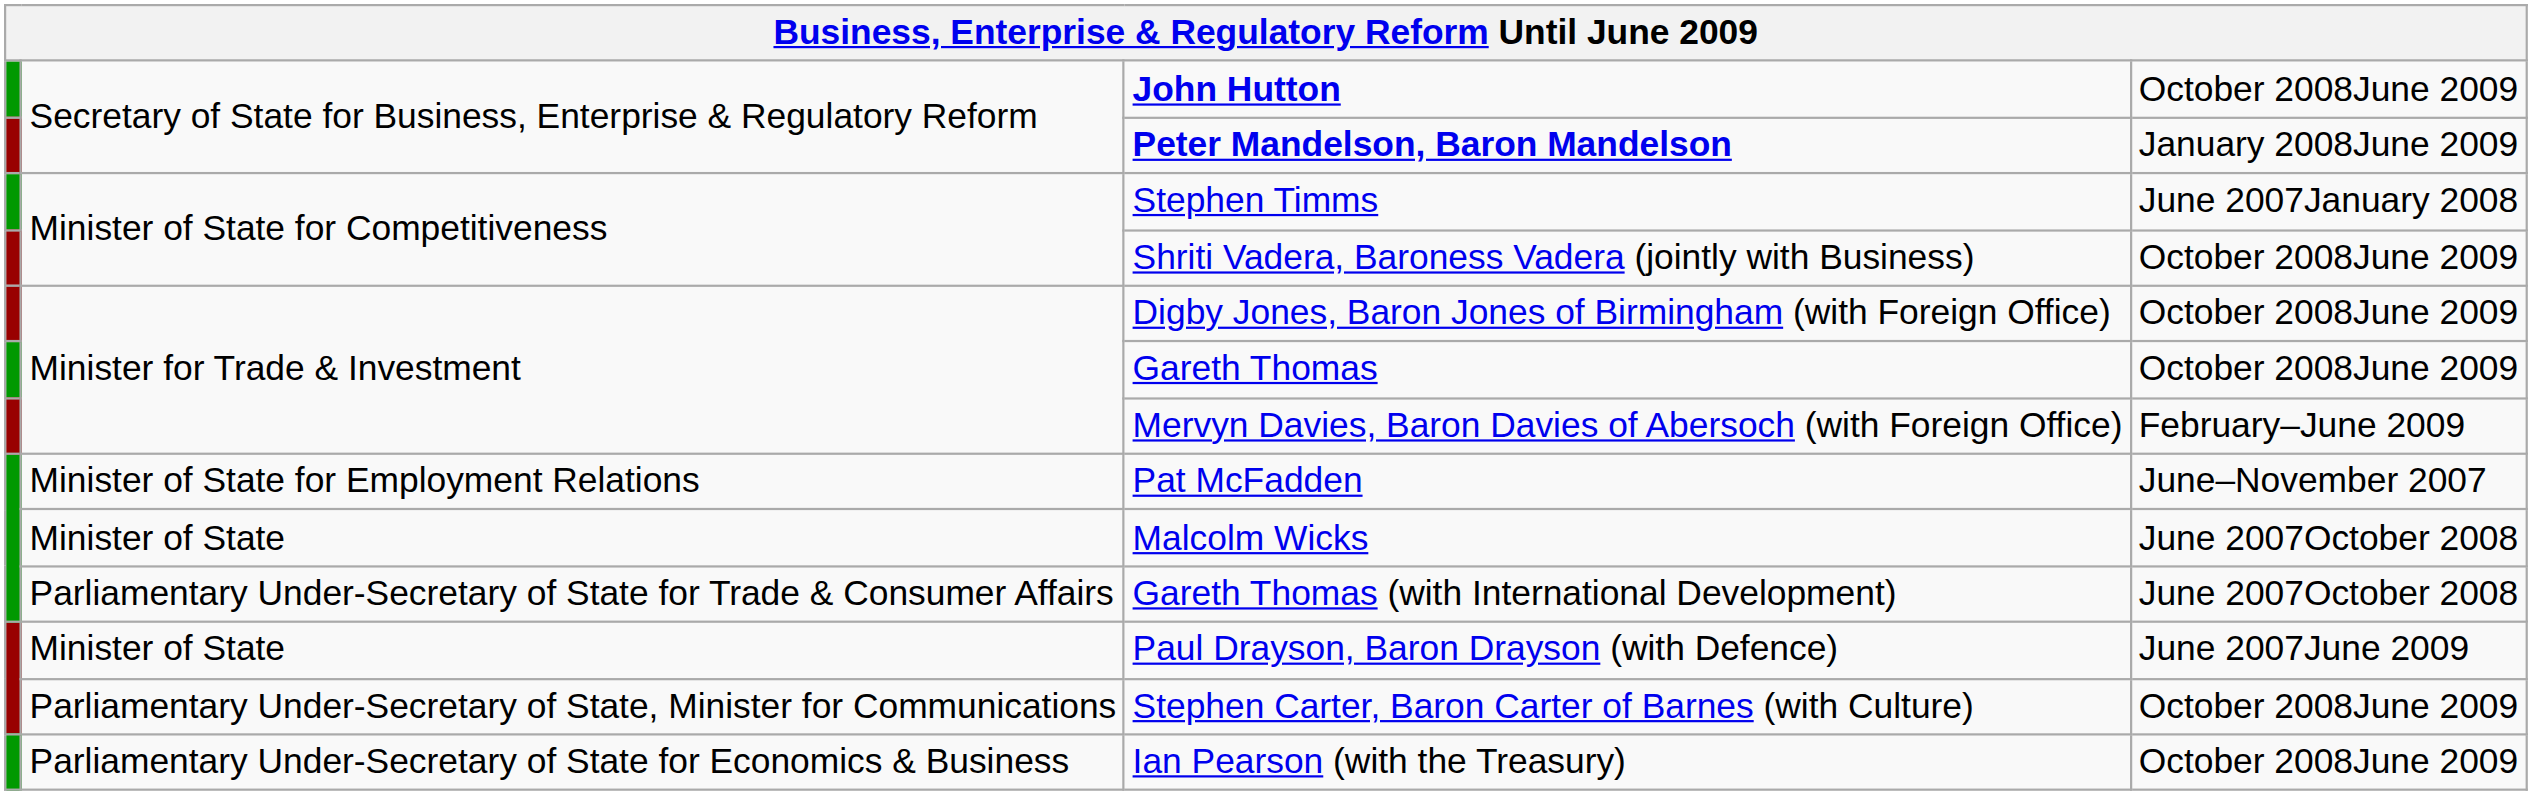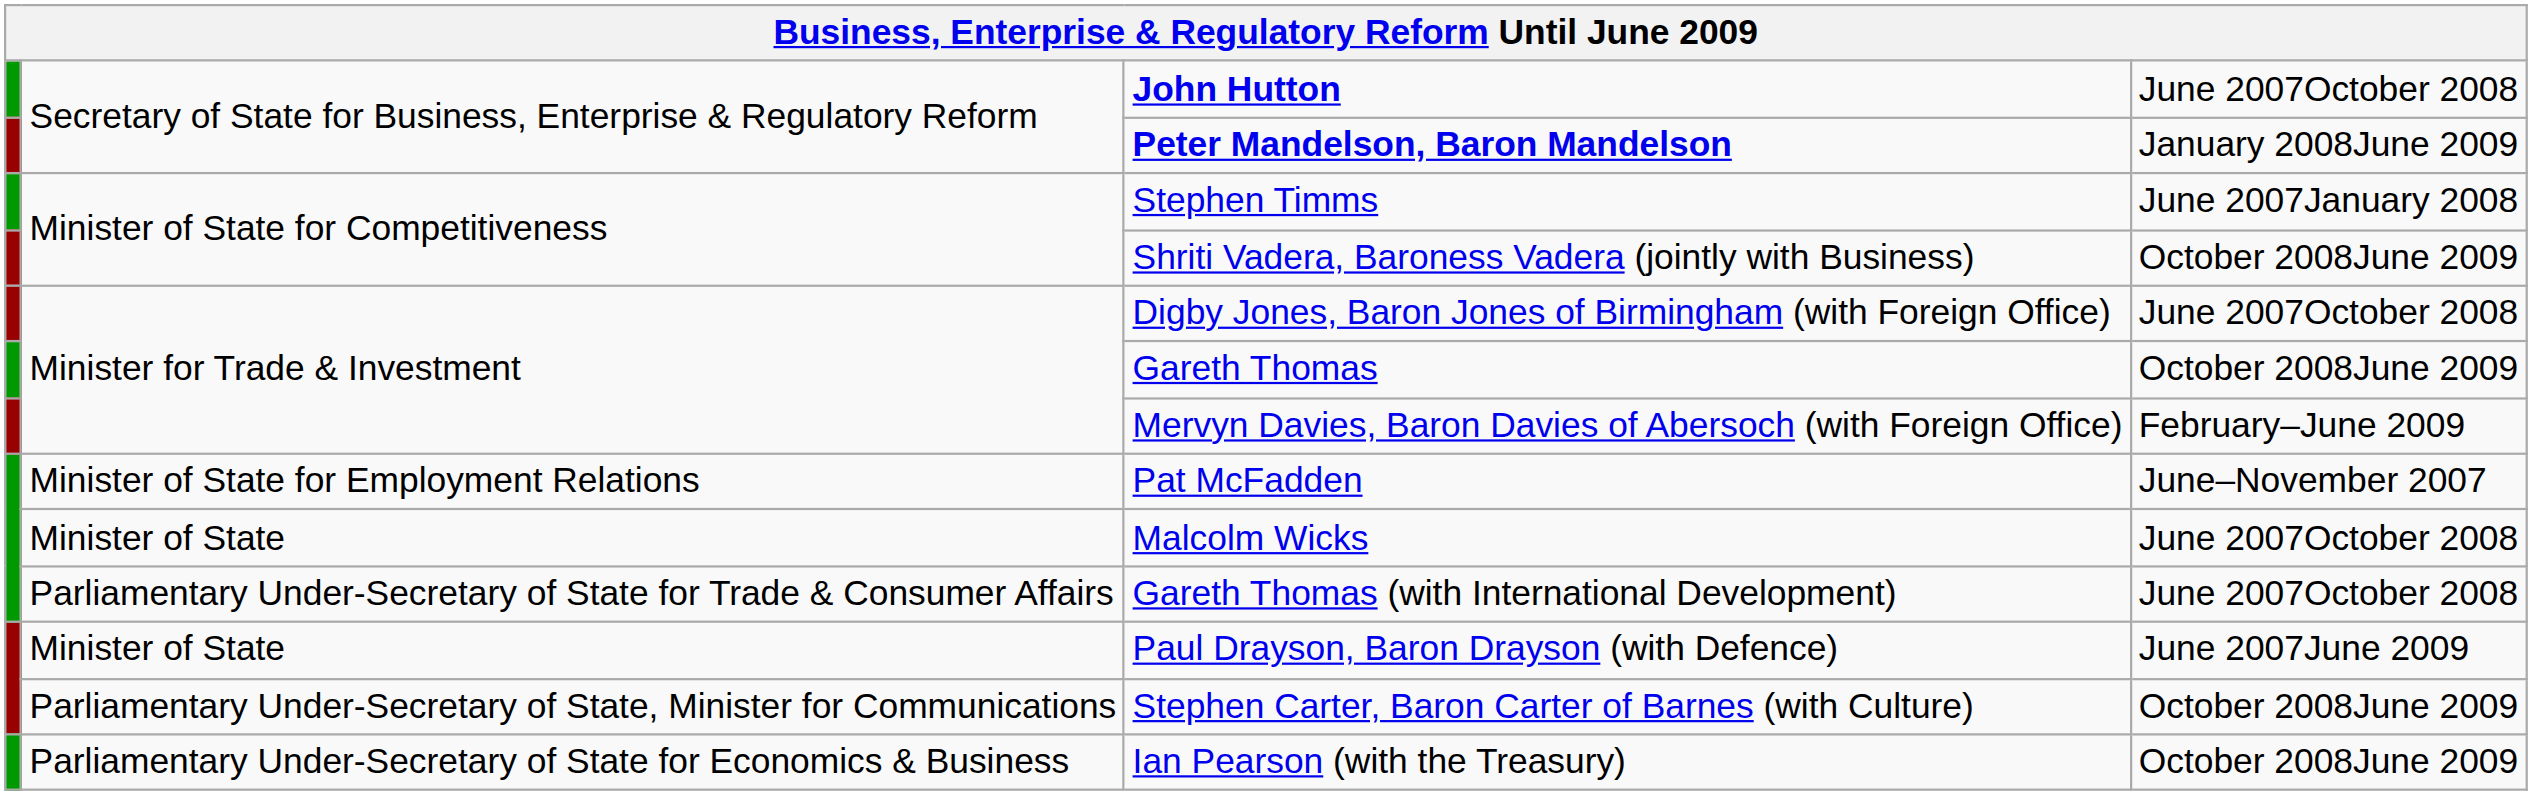(2328, 88) October 2008June 2009 -> (2328, 88) June 2007October 2008
(2328, 312) October 2008June 2009 -> (2328, 312) June 2007October 2008
